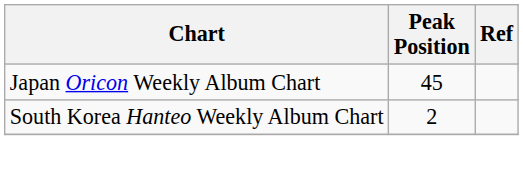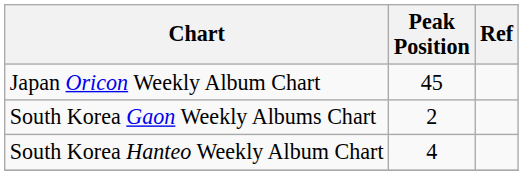+ row: (193, 116)
(432, 116) 2 -> (432, 151) 4
